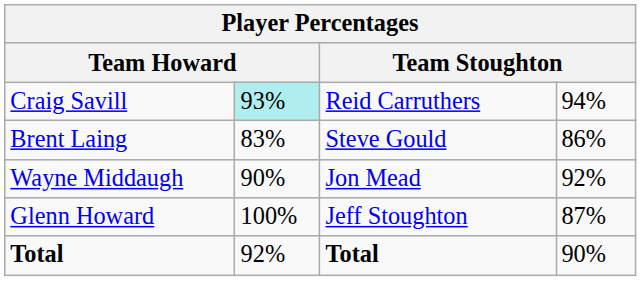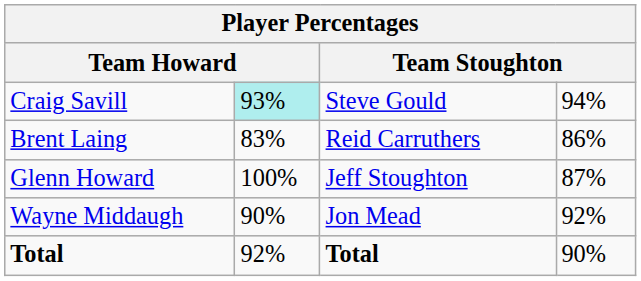(403, 100) Reid Carruthers -> (386, 100) Steve Gould
(386, 139) Steve Gould -> (403, 139) Reid Carruthers
rows swapped: (97, 178) <-> (82, 216)
